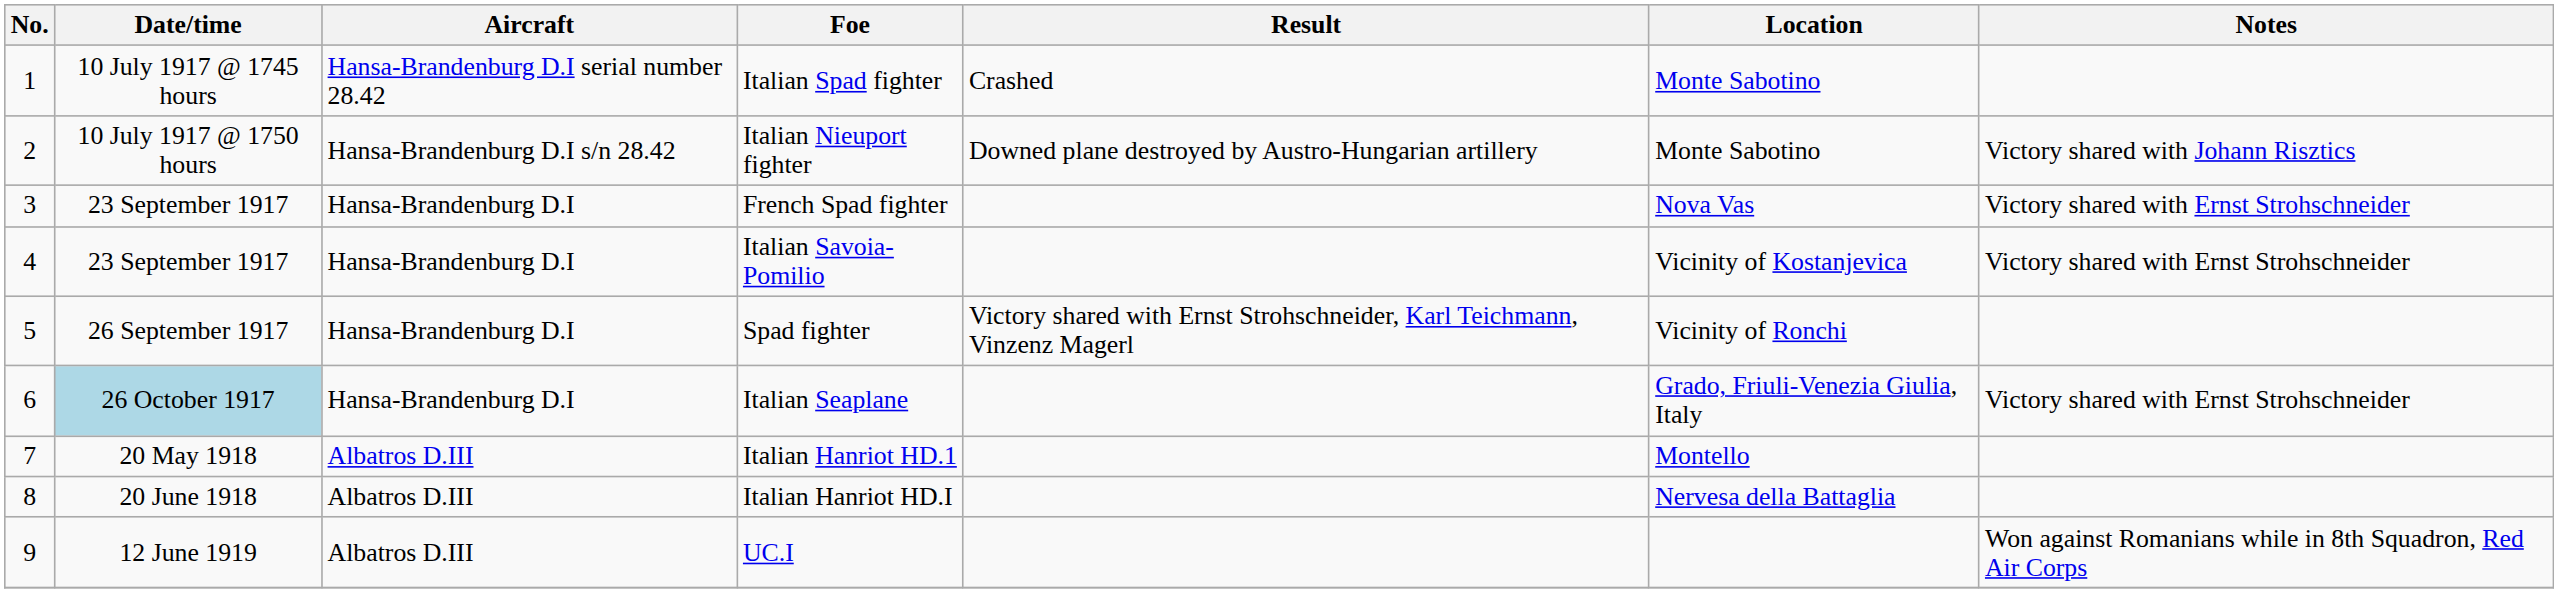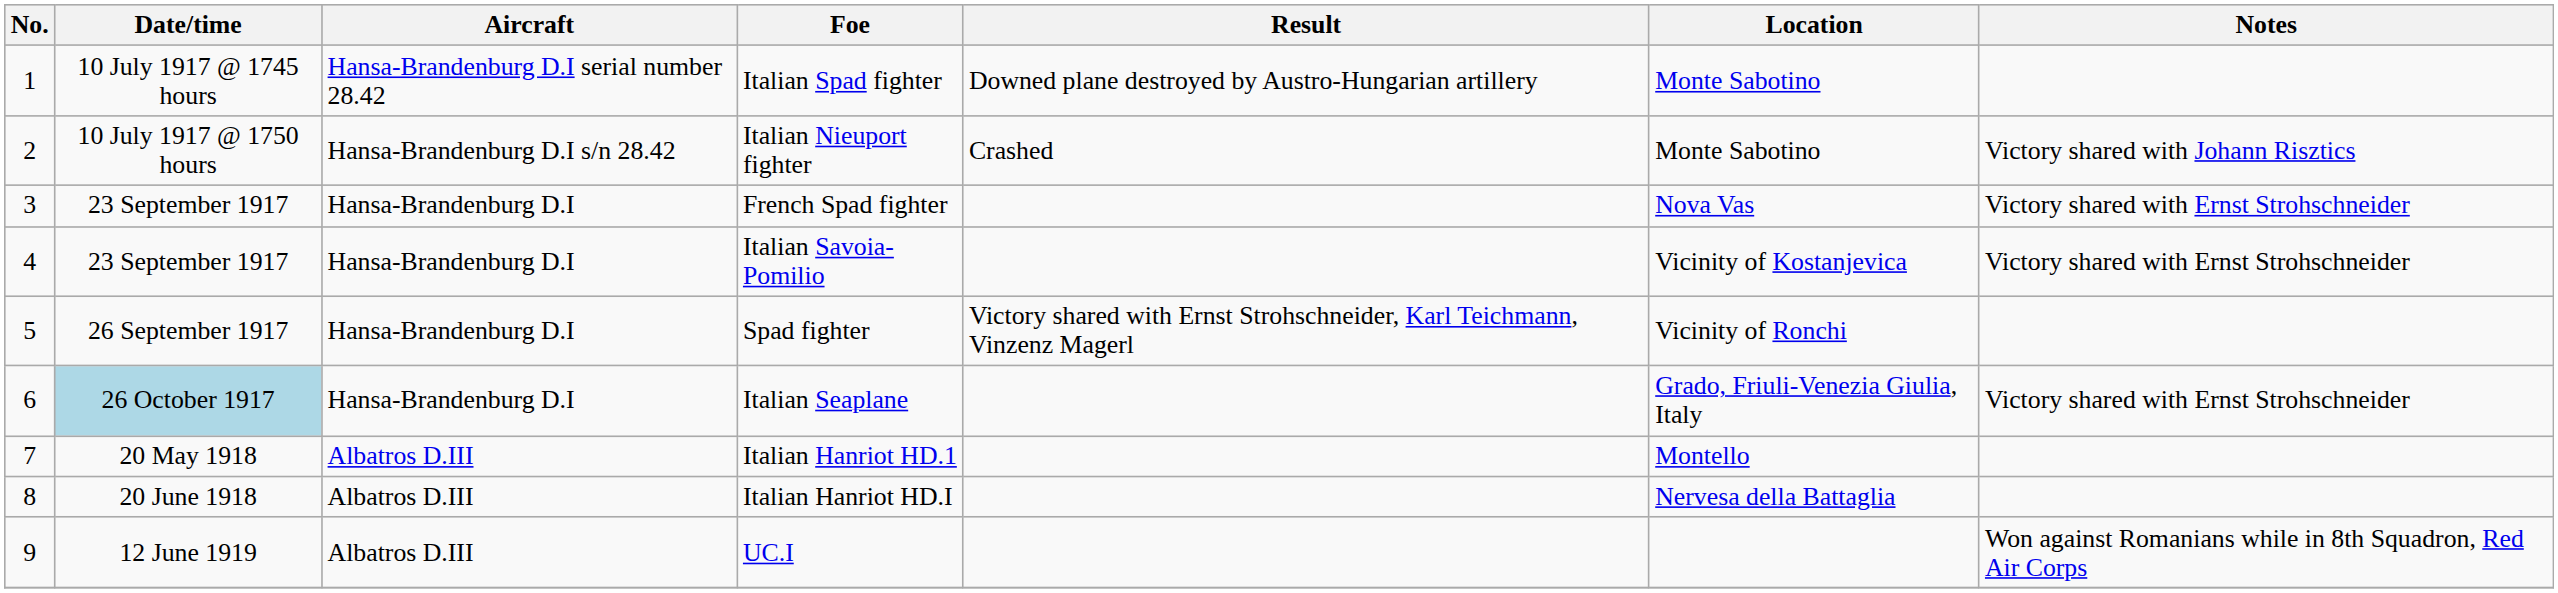(1011, 80) Crashed -> (1253, 80) Downed plane destroyed by Austro-Hungarian artillery
(1253, 150) Downed plane destroyed by Austro-Hungarian artillery -> (1011, 150) Crashed
